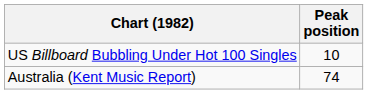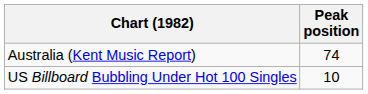rows swapped: (102, 77) <-> (152, 54)
